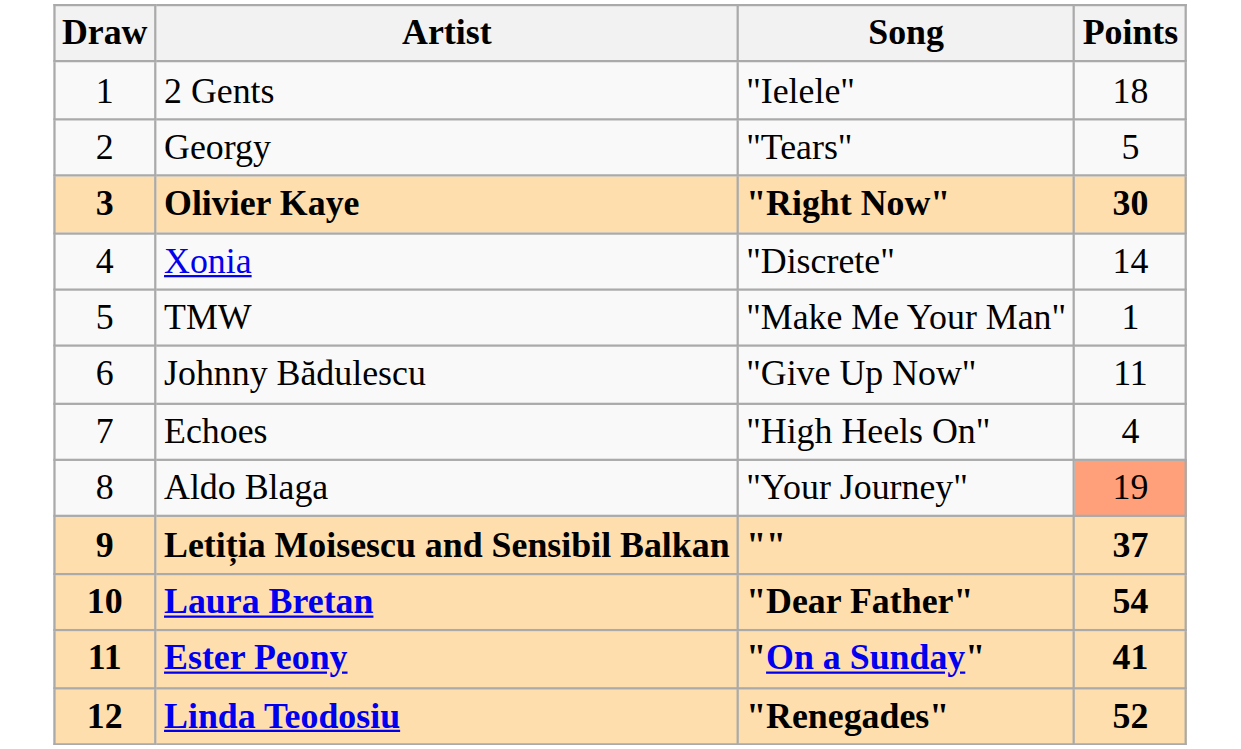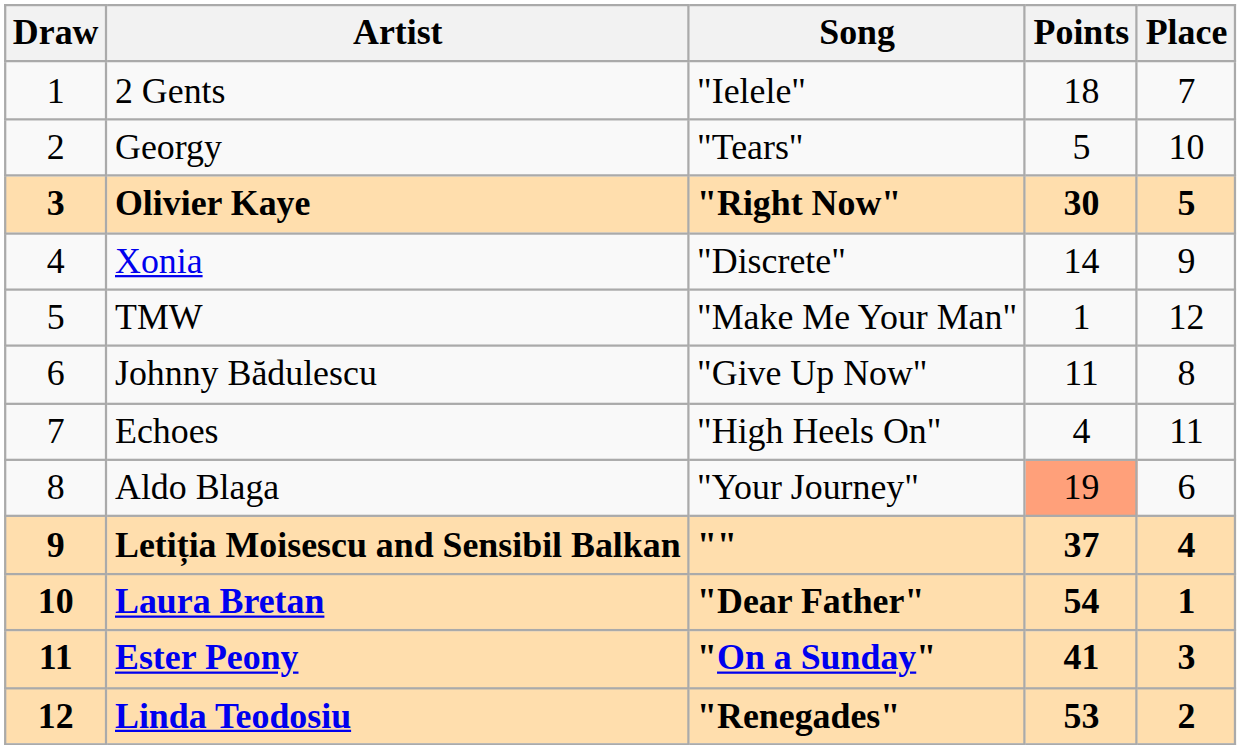+ column: (1187, 32)
(1130, 714) 52 -> (1081, 714) 53
